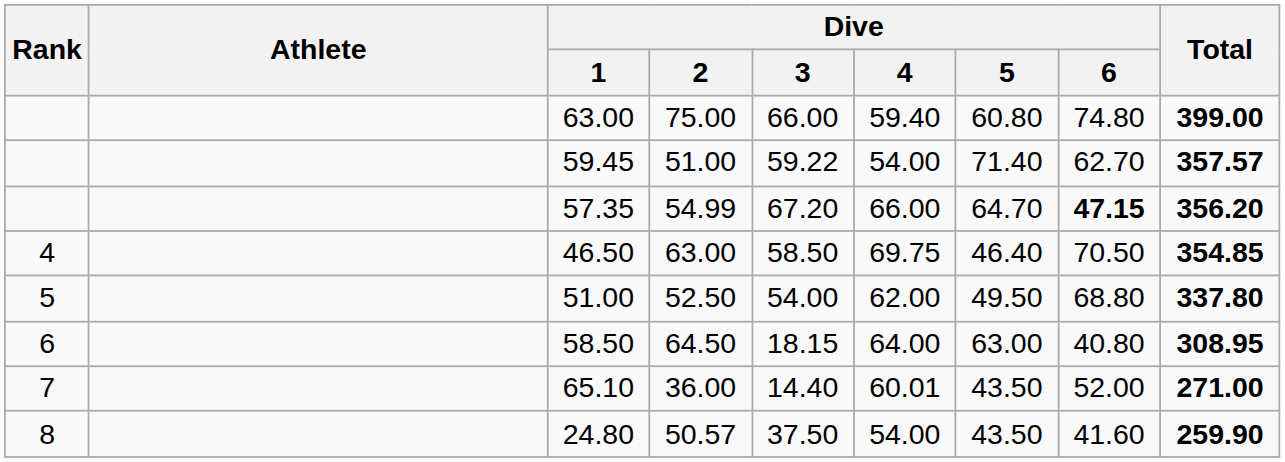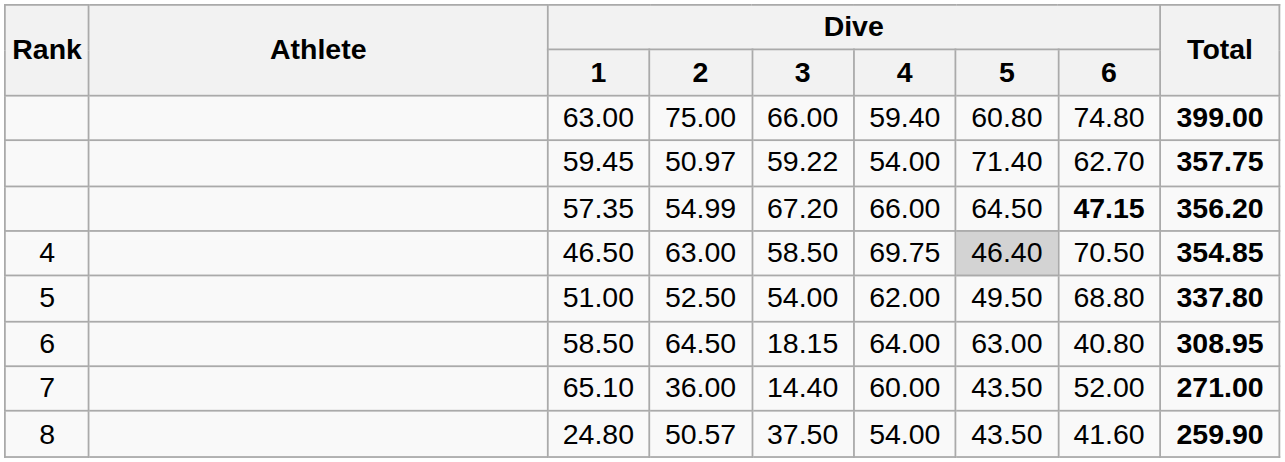(701, 162) 51.00 -> (701, 162) 50.97
(1220, 162) 357.57 -> (1220, 162) 357.75
(1007, 207) 64.70 -> (1007, 207) 64.50
(1007, 252) no background -> (1007, 252) lightgrey background
(905, 388) 60.01 -> (905, 388) 60.00
